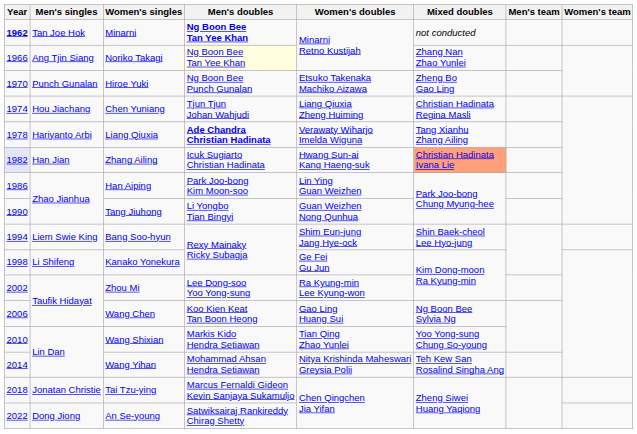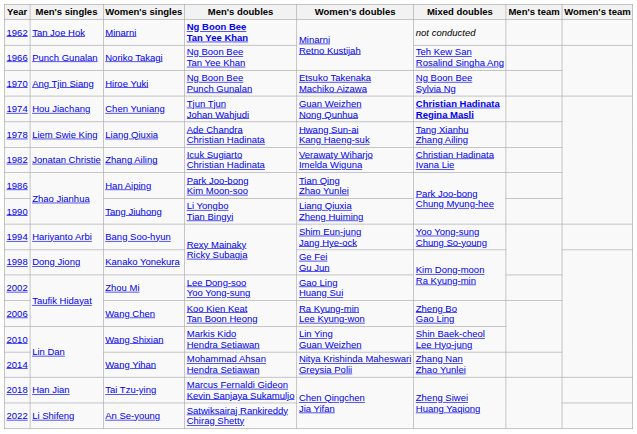(17, 33) bold -> (17, 33) normal
(63, 58) Ang Tjin Siang -> (65, 58) Punch Gunalan
(216, 58) lightyellow background -> (216, 58) no background
(441, 58) Zhang Nan Zhao Yunlei -> (460, 58) Teh Kew San Rosalind Singha Ang
(65, 84) Punch Gunalan -> (63, 84) Ang Tjin Siang
(436, 84) Zheng Bo Gao Ling -> (444, 84) Ng Boon Bee Sylvia Ng
(331, 109) Liang Qiuxia Zheng Huiming -> (330, 109) Guan Weizhen Nong Qunhua
(455, 109) normal -> (458, 109) bold
(62, 135) Hariyanto Arbi -> (65, 135) Liem Swie King
(229, 135) bold -> (226, 135) normal
(336, 135) Verawaty Wiharjo Imelda Wiguna -> (334, 135) Hwang Sun-ai Kang Haeng-suk
(17, 160) lavender background -> (17, 160) no background
(51, 160) Han Jian -> (66, 160) Jonatan Christie
(334, 160) Hwang Sun-ai Kang Haeng-suk -> (336, 160) Verawaty Wiharjo Imelda Wiguna
(455, 160) lightsalmon background -> (455, 160) no background
(330, 186) Lin Ying Guan Weizhen -> (324, 186) Tian Qing Zhao Yunlei
(330, 212) Guan Weizhen Nong Qunhua -> (331, 212) Liang Qiuxia Zheng Huiming
(65, 237) Liem Swie King -> (62, 237) Hariyanto Arbi
(450, 237) Shin Baek-cheol Lee Hyo-jung -> (451, 237) Yoo Yong-sung Chung So-young
(53, 263) Li Shifeng -> (56, 263) Dong Jiong
(332, 288) Ra Kyung-min Lee Kyung-won -> (321, 288) Gao Ling Huang Sui
(321, 314) Gao Ling Huang Sui -> (332, 314) Ra Kyung-min Lee Kyung-won
(444, 314) Ng Boon Bee Sylvia Ng -> (436, 314) Zheng Bo Gao Ling
(324, 339) Tian Qing Zhao Yunlei -> (330, 339) Lin Ying Guan Weizhen
(451, 339) Yoo Yong-sung Chung So-young -> (450, 339) Shin Baek-cheol Lee Hyo-jung
(460, 365) Teh Kew San Rosalind Singha Ang -> (441, 365) Zhang Nan Zhao Yunlei
(66, 391) Jonatan Christie -> (51, 391) Han Jian
(56, 416) Dong Jiong -> (53, 416) Li Shifeng
